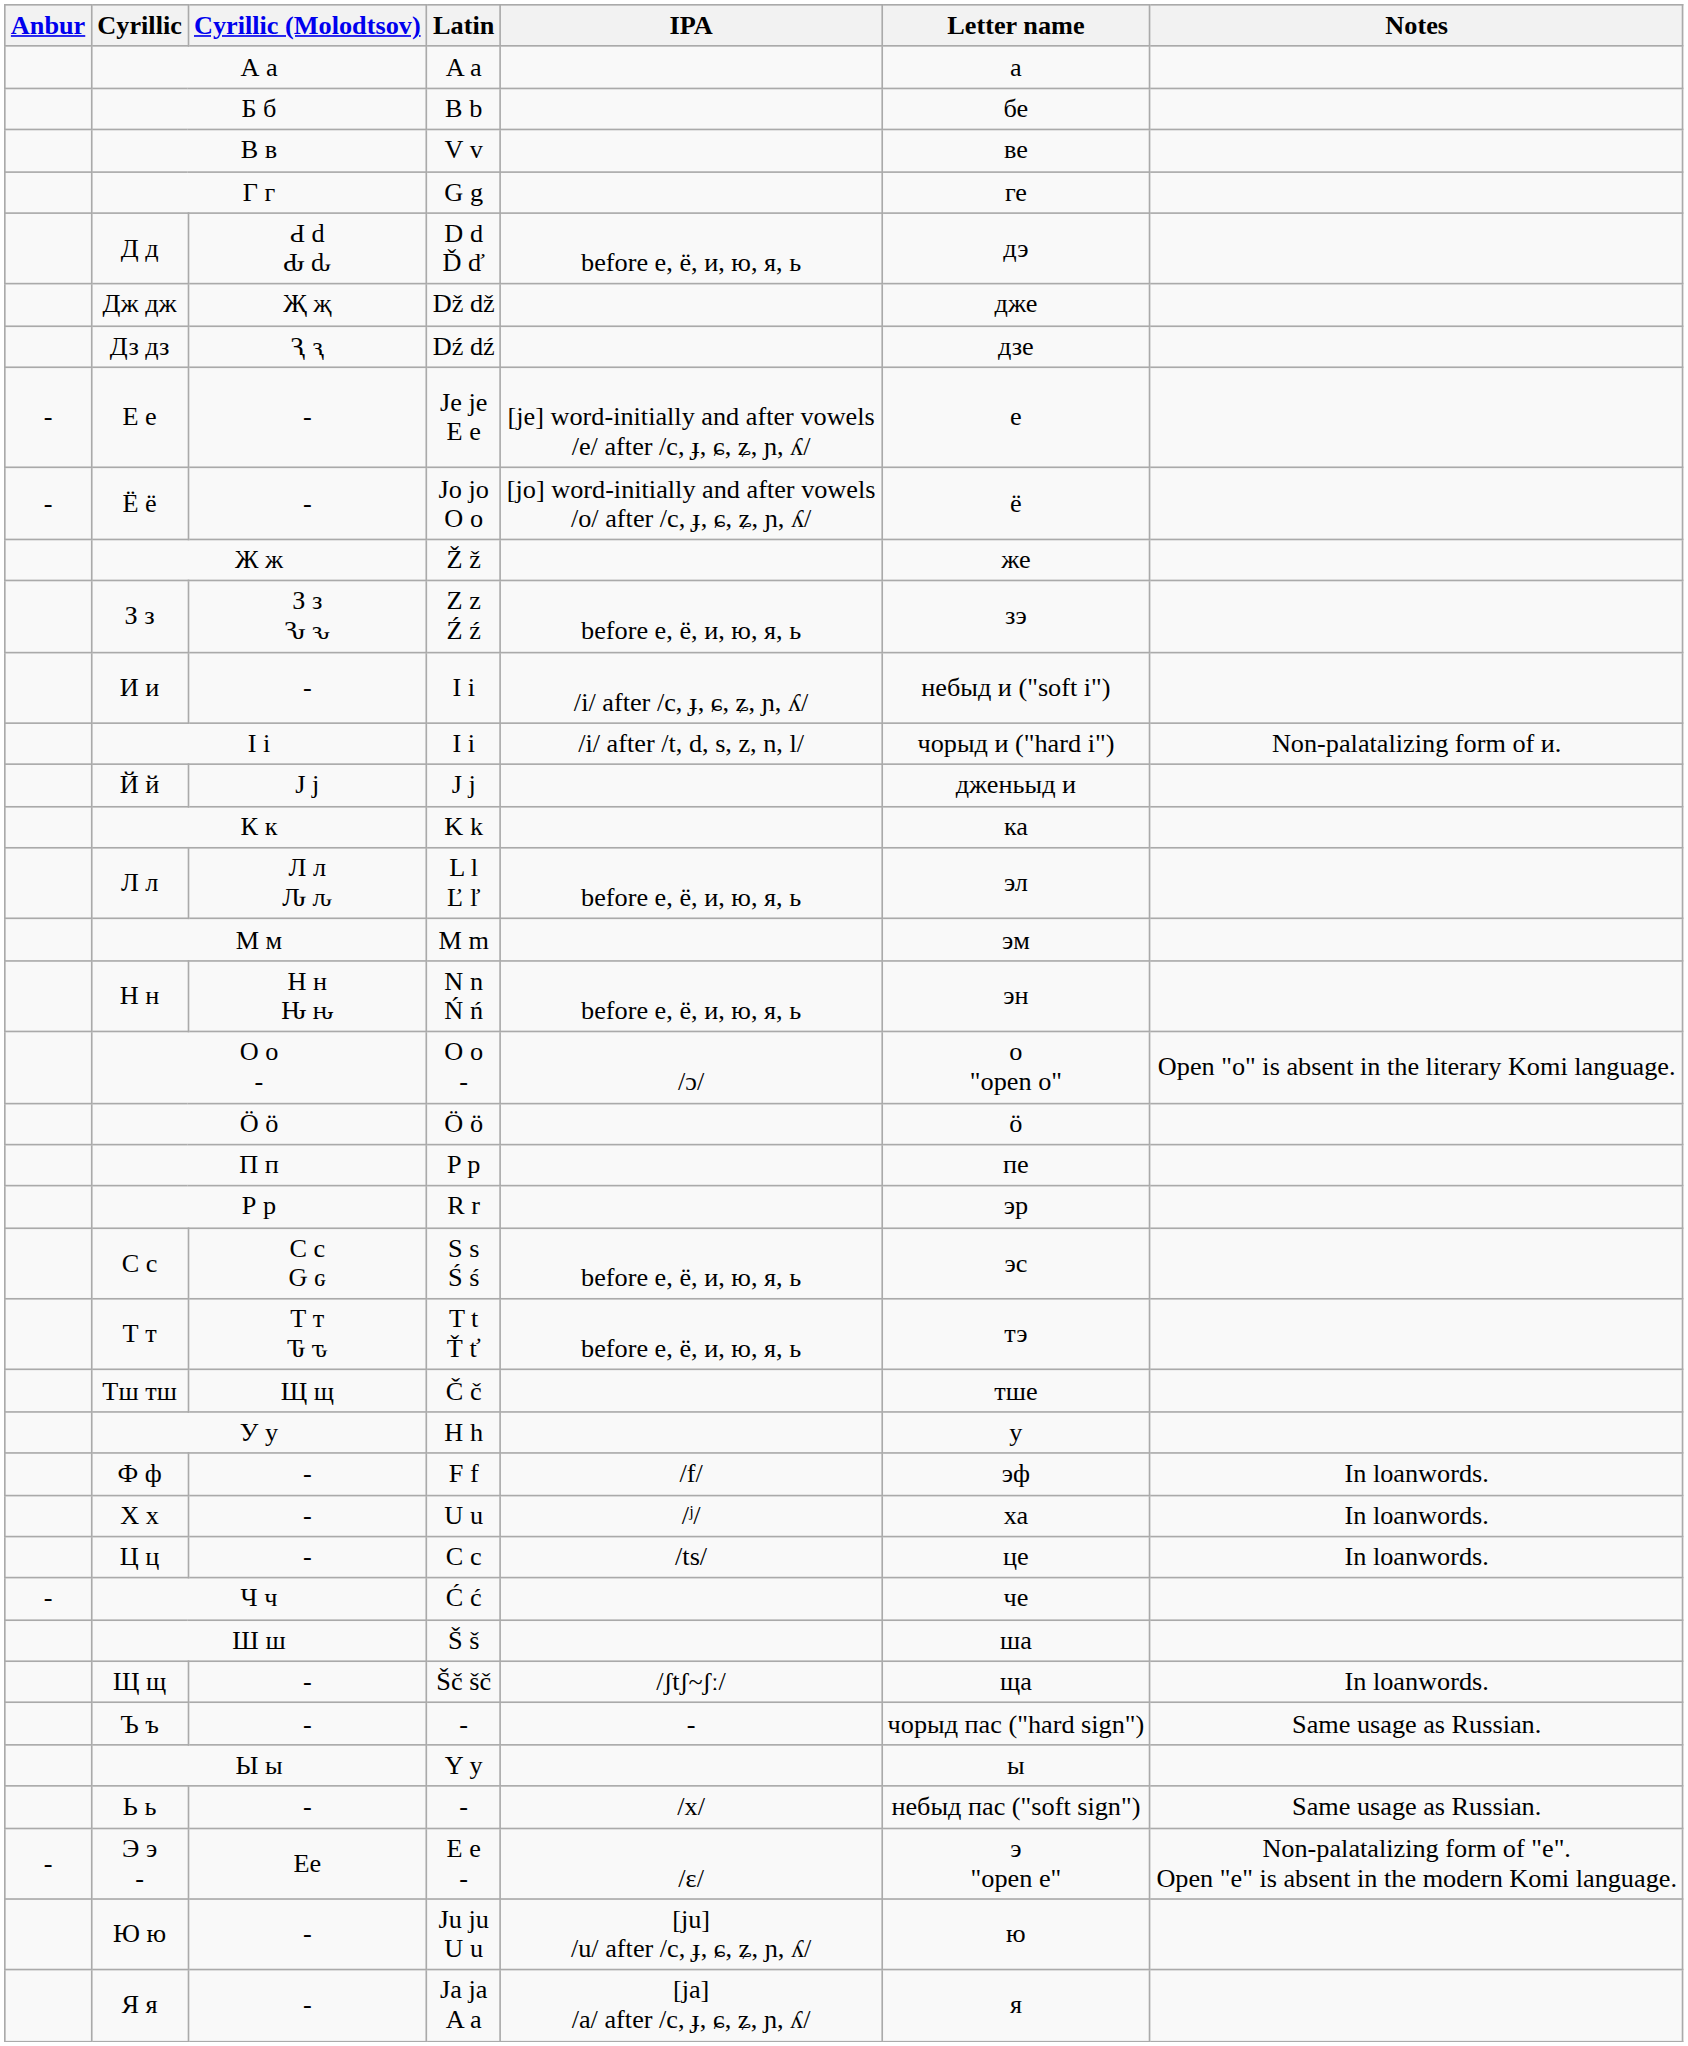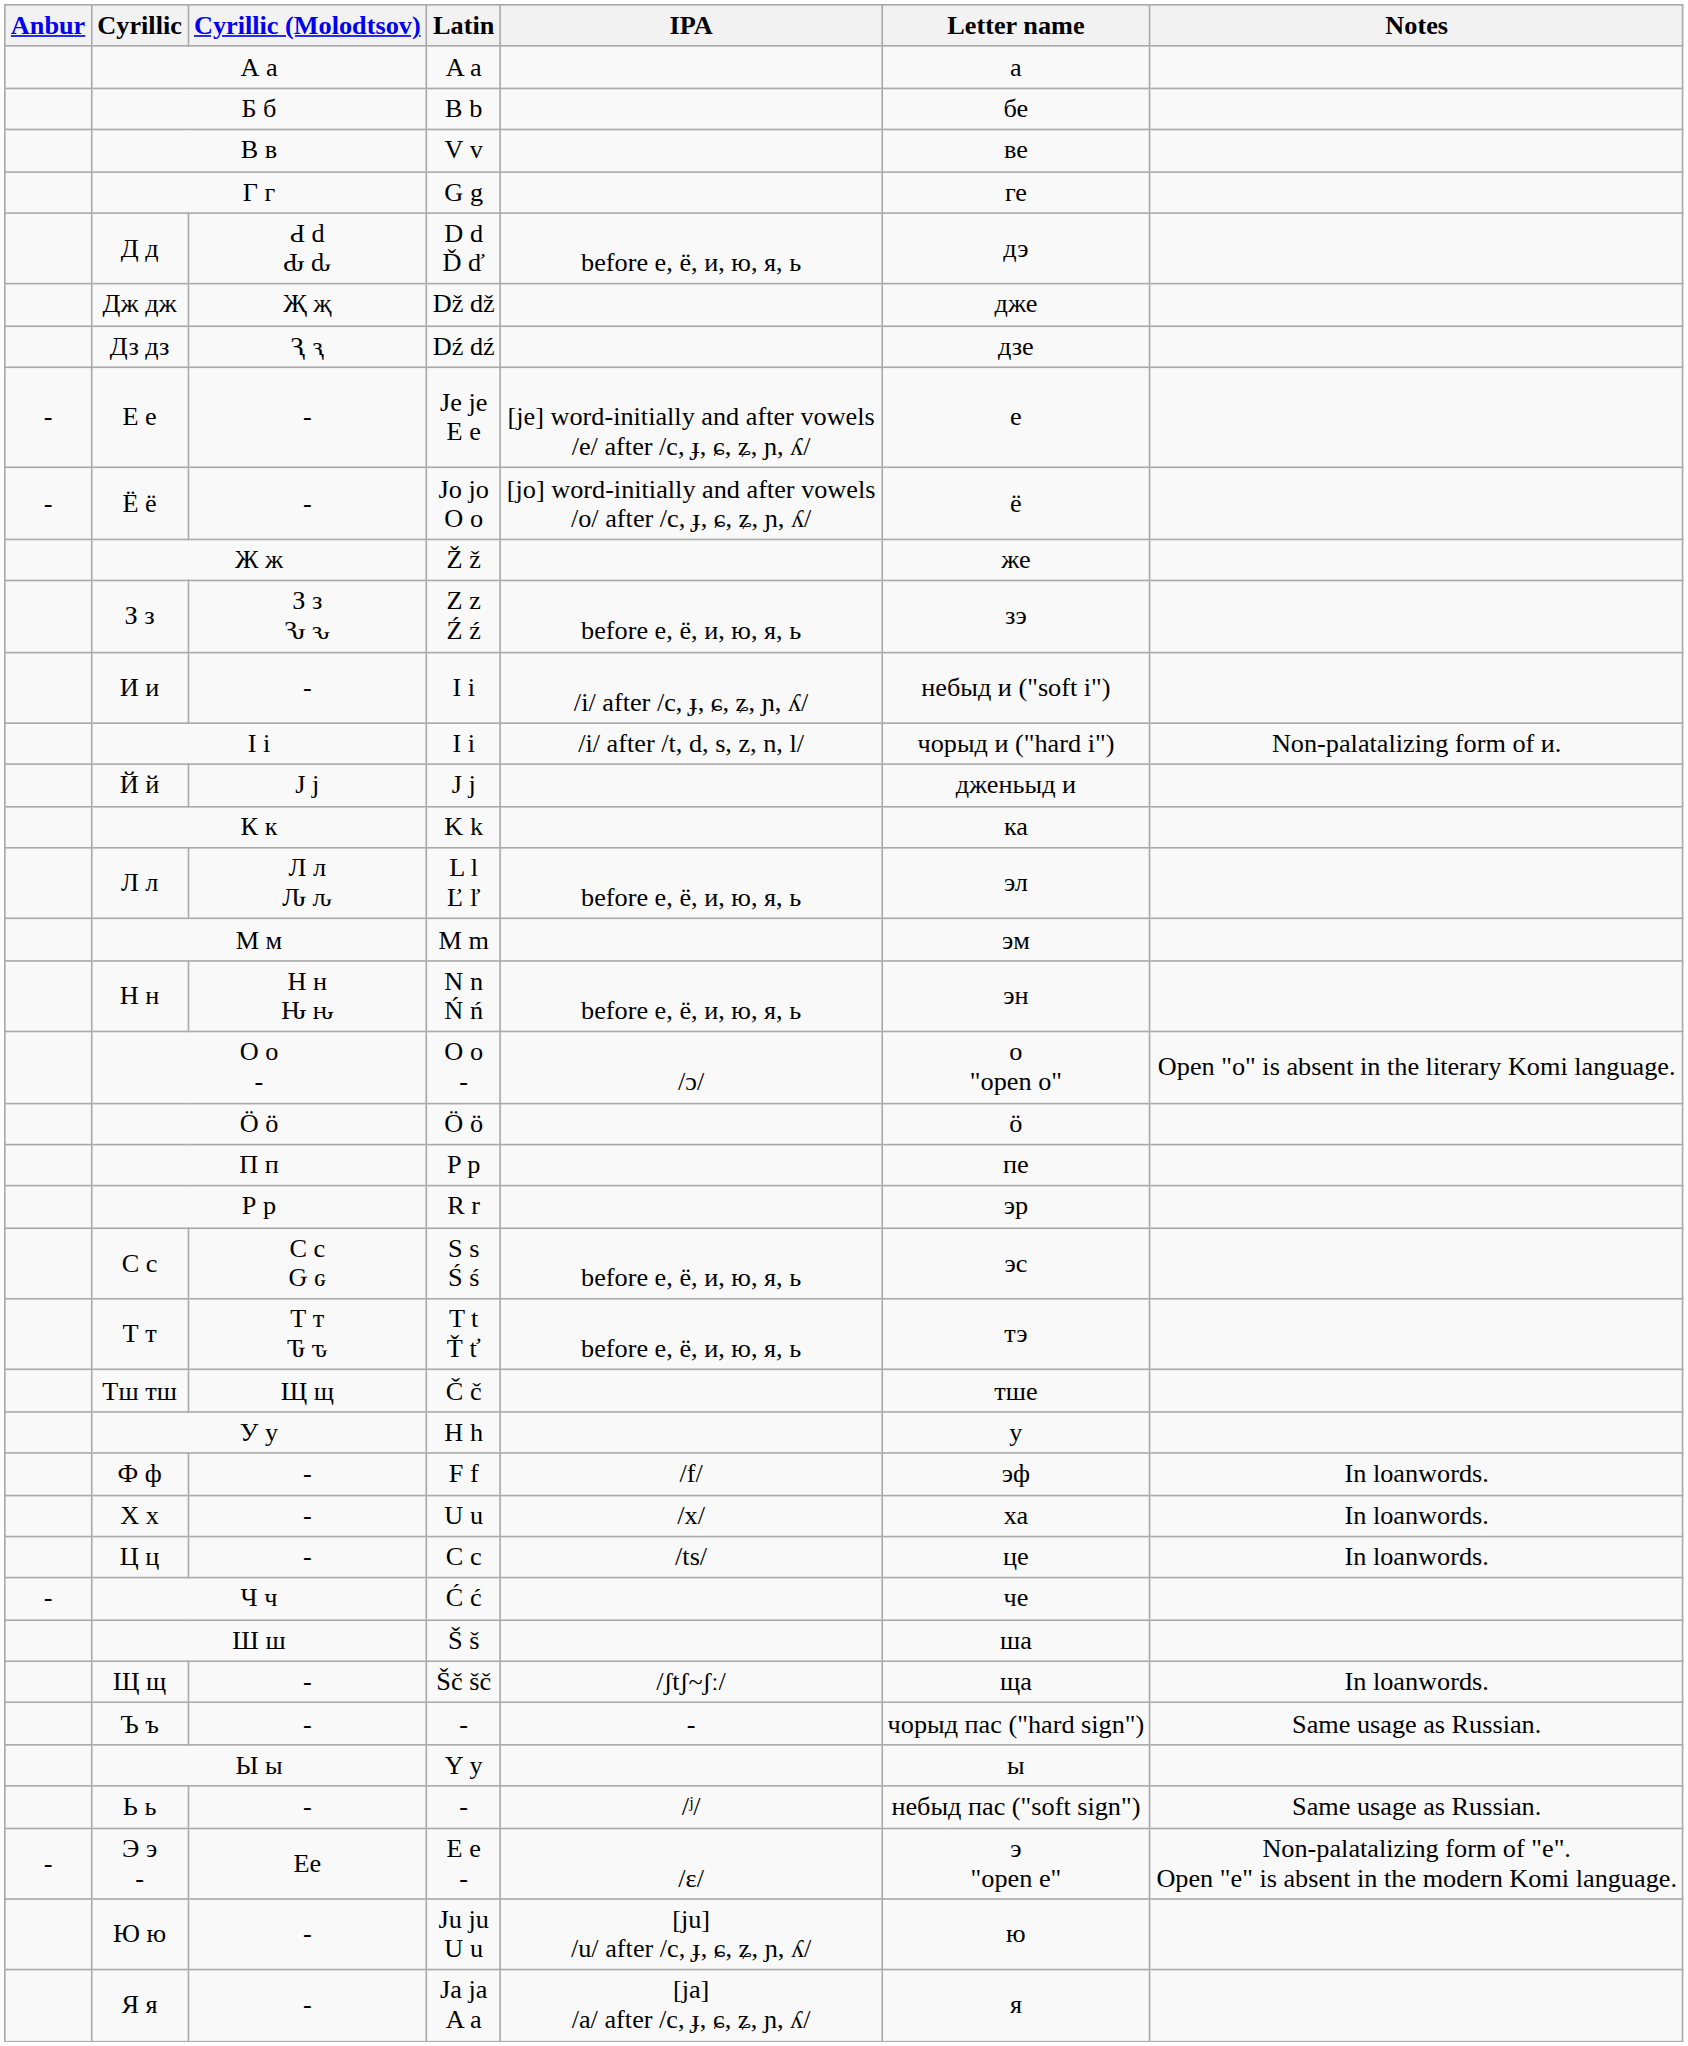(691, 1515) /ʲ/ -> (691, 1515) /x/
(691, 1806) /x/ -> (691, 1806) /ʲ/
